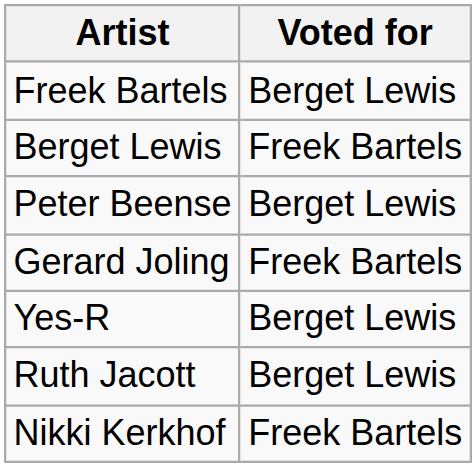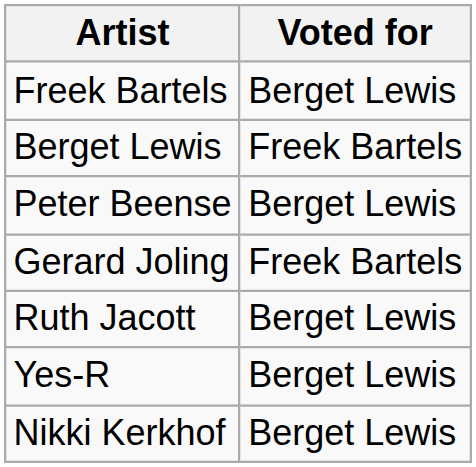rows swapped: (62, 318) <-> (104, 375)
(355, 432) Freek Bartels -> (352, 432) Berget Lewis
